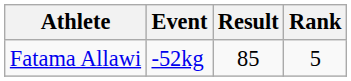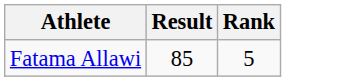- column: (179, 22)
